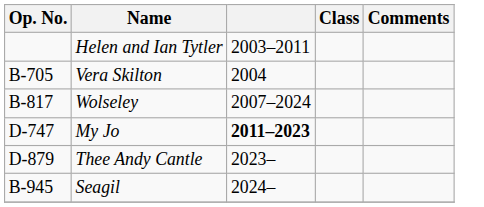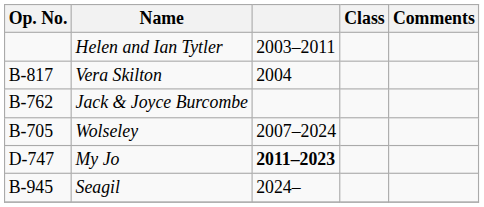(31, 74) B-705 -> (31, 74) B-817
+ row: (162, 103)
(31, 103) B-817 -> (31, 131) B-705
- row: (139, 159)
